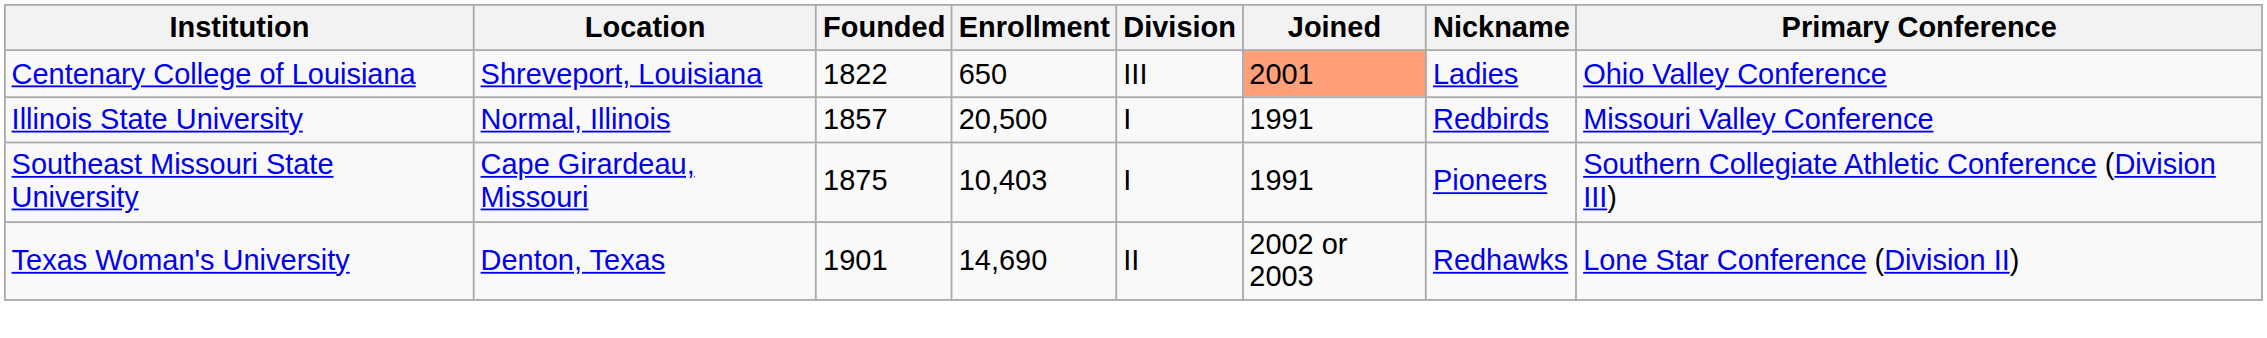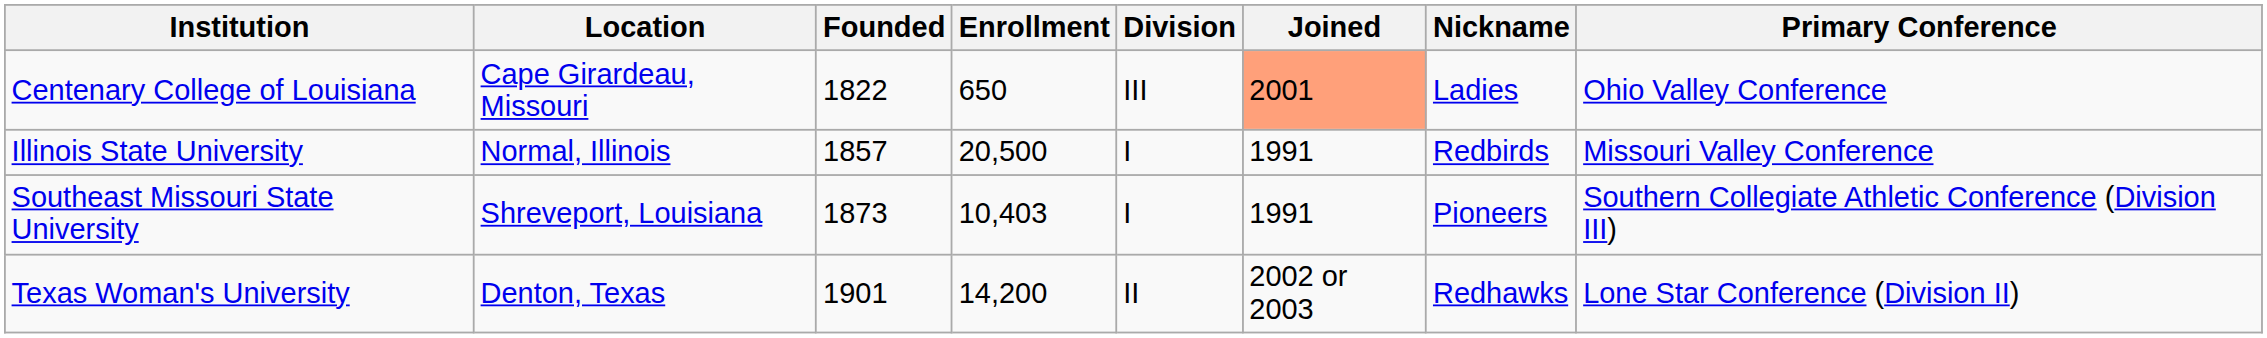(621, 73) Shreveport, Louisiana -> (588, 89) Cape Girardeau, Missouri
(588, 181) Cape Girardeau, Missouri -> (621, 214) Shreveport, Louisiana
(855, 181) 1875 -> (855, 214) 1873
(1003, 260) 14,690 -> (1003, 292) 14,200
